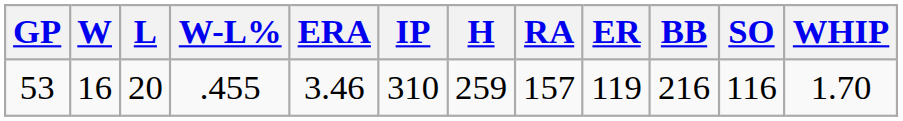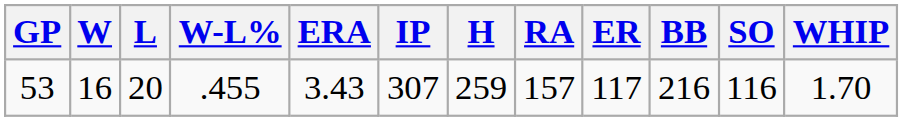(334, 87) 3.46 -> (334, 87) 3.43
(413, 87) 310 -> (413, 87) 307
(617, 87) 119 -> (617, 87) 117
